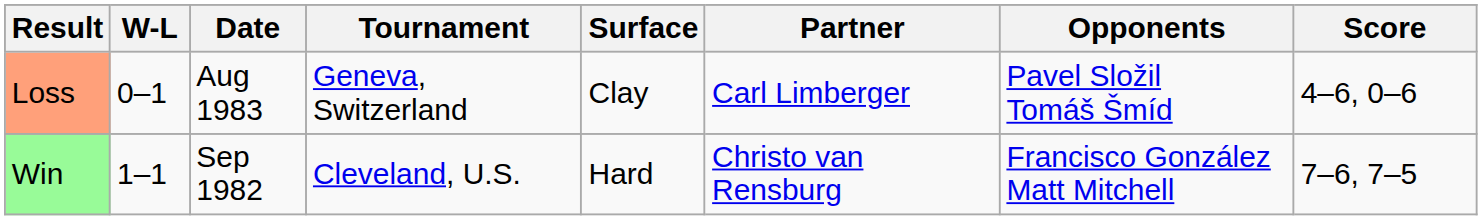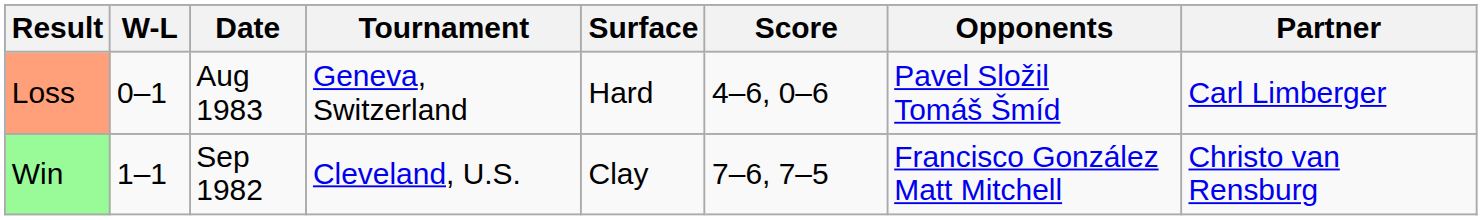columns swapped: (852, 28) <-> (1385, 28)
(618, 92) Clay -> (621, 92) Hard
(621, 173) Hard -> (618, 173) Clay
